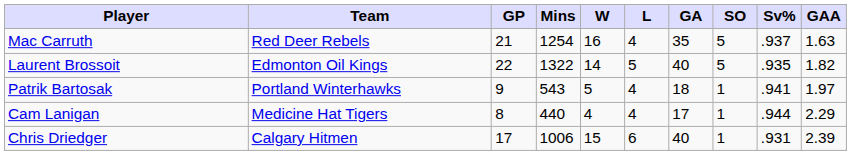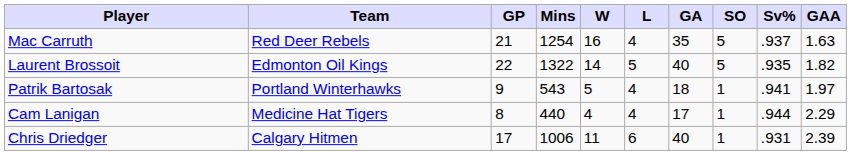(592, 138) 15 -> (592, 138) 11
